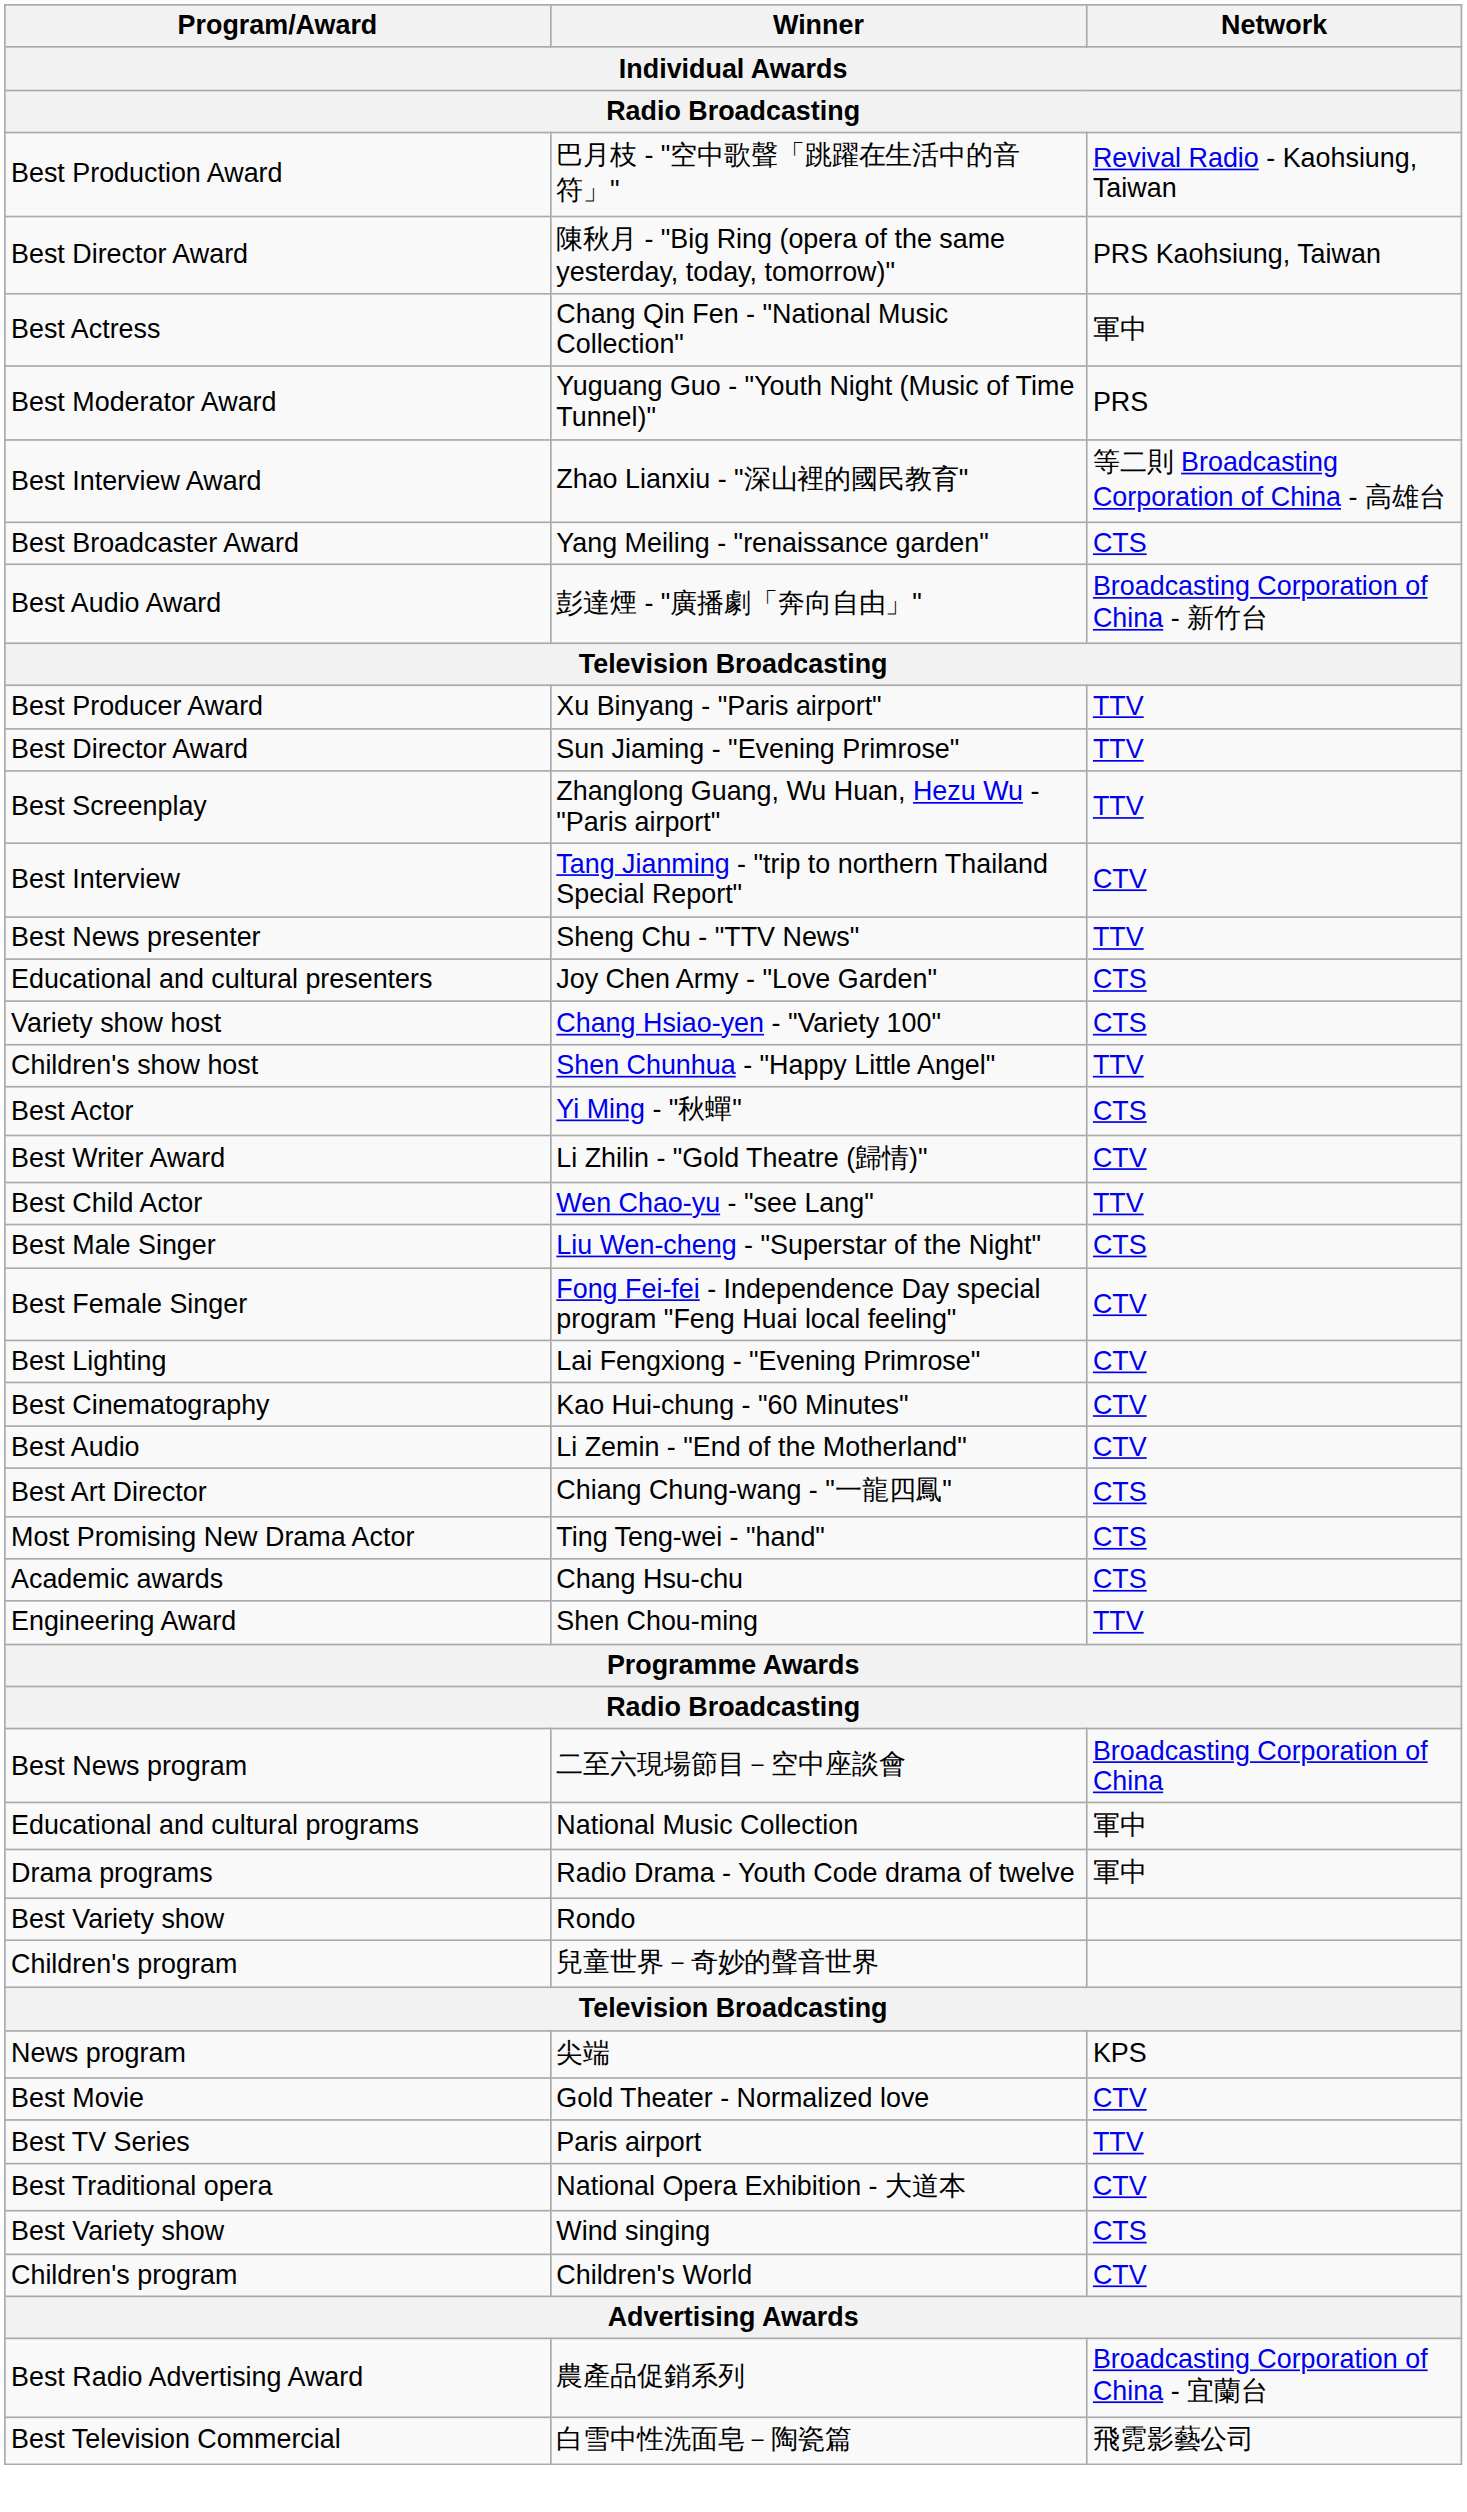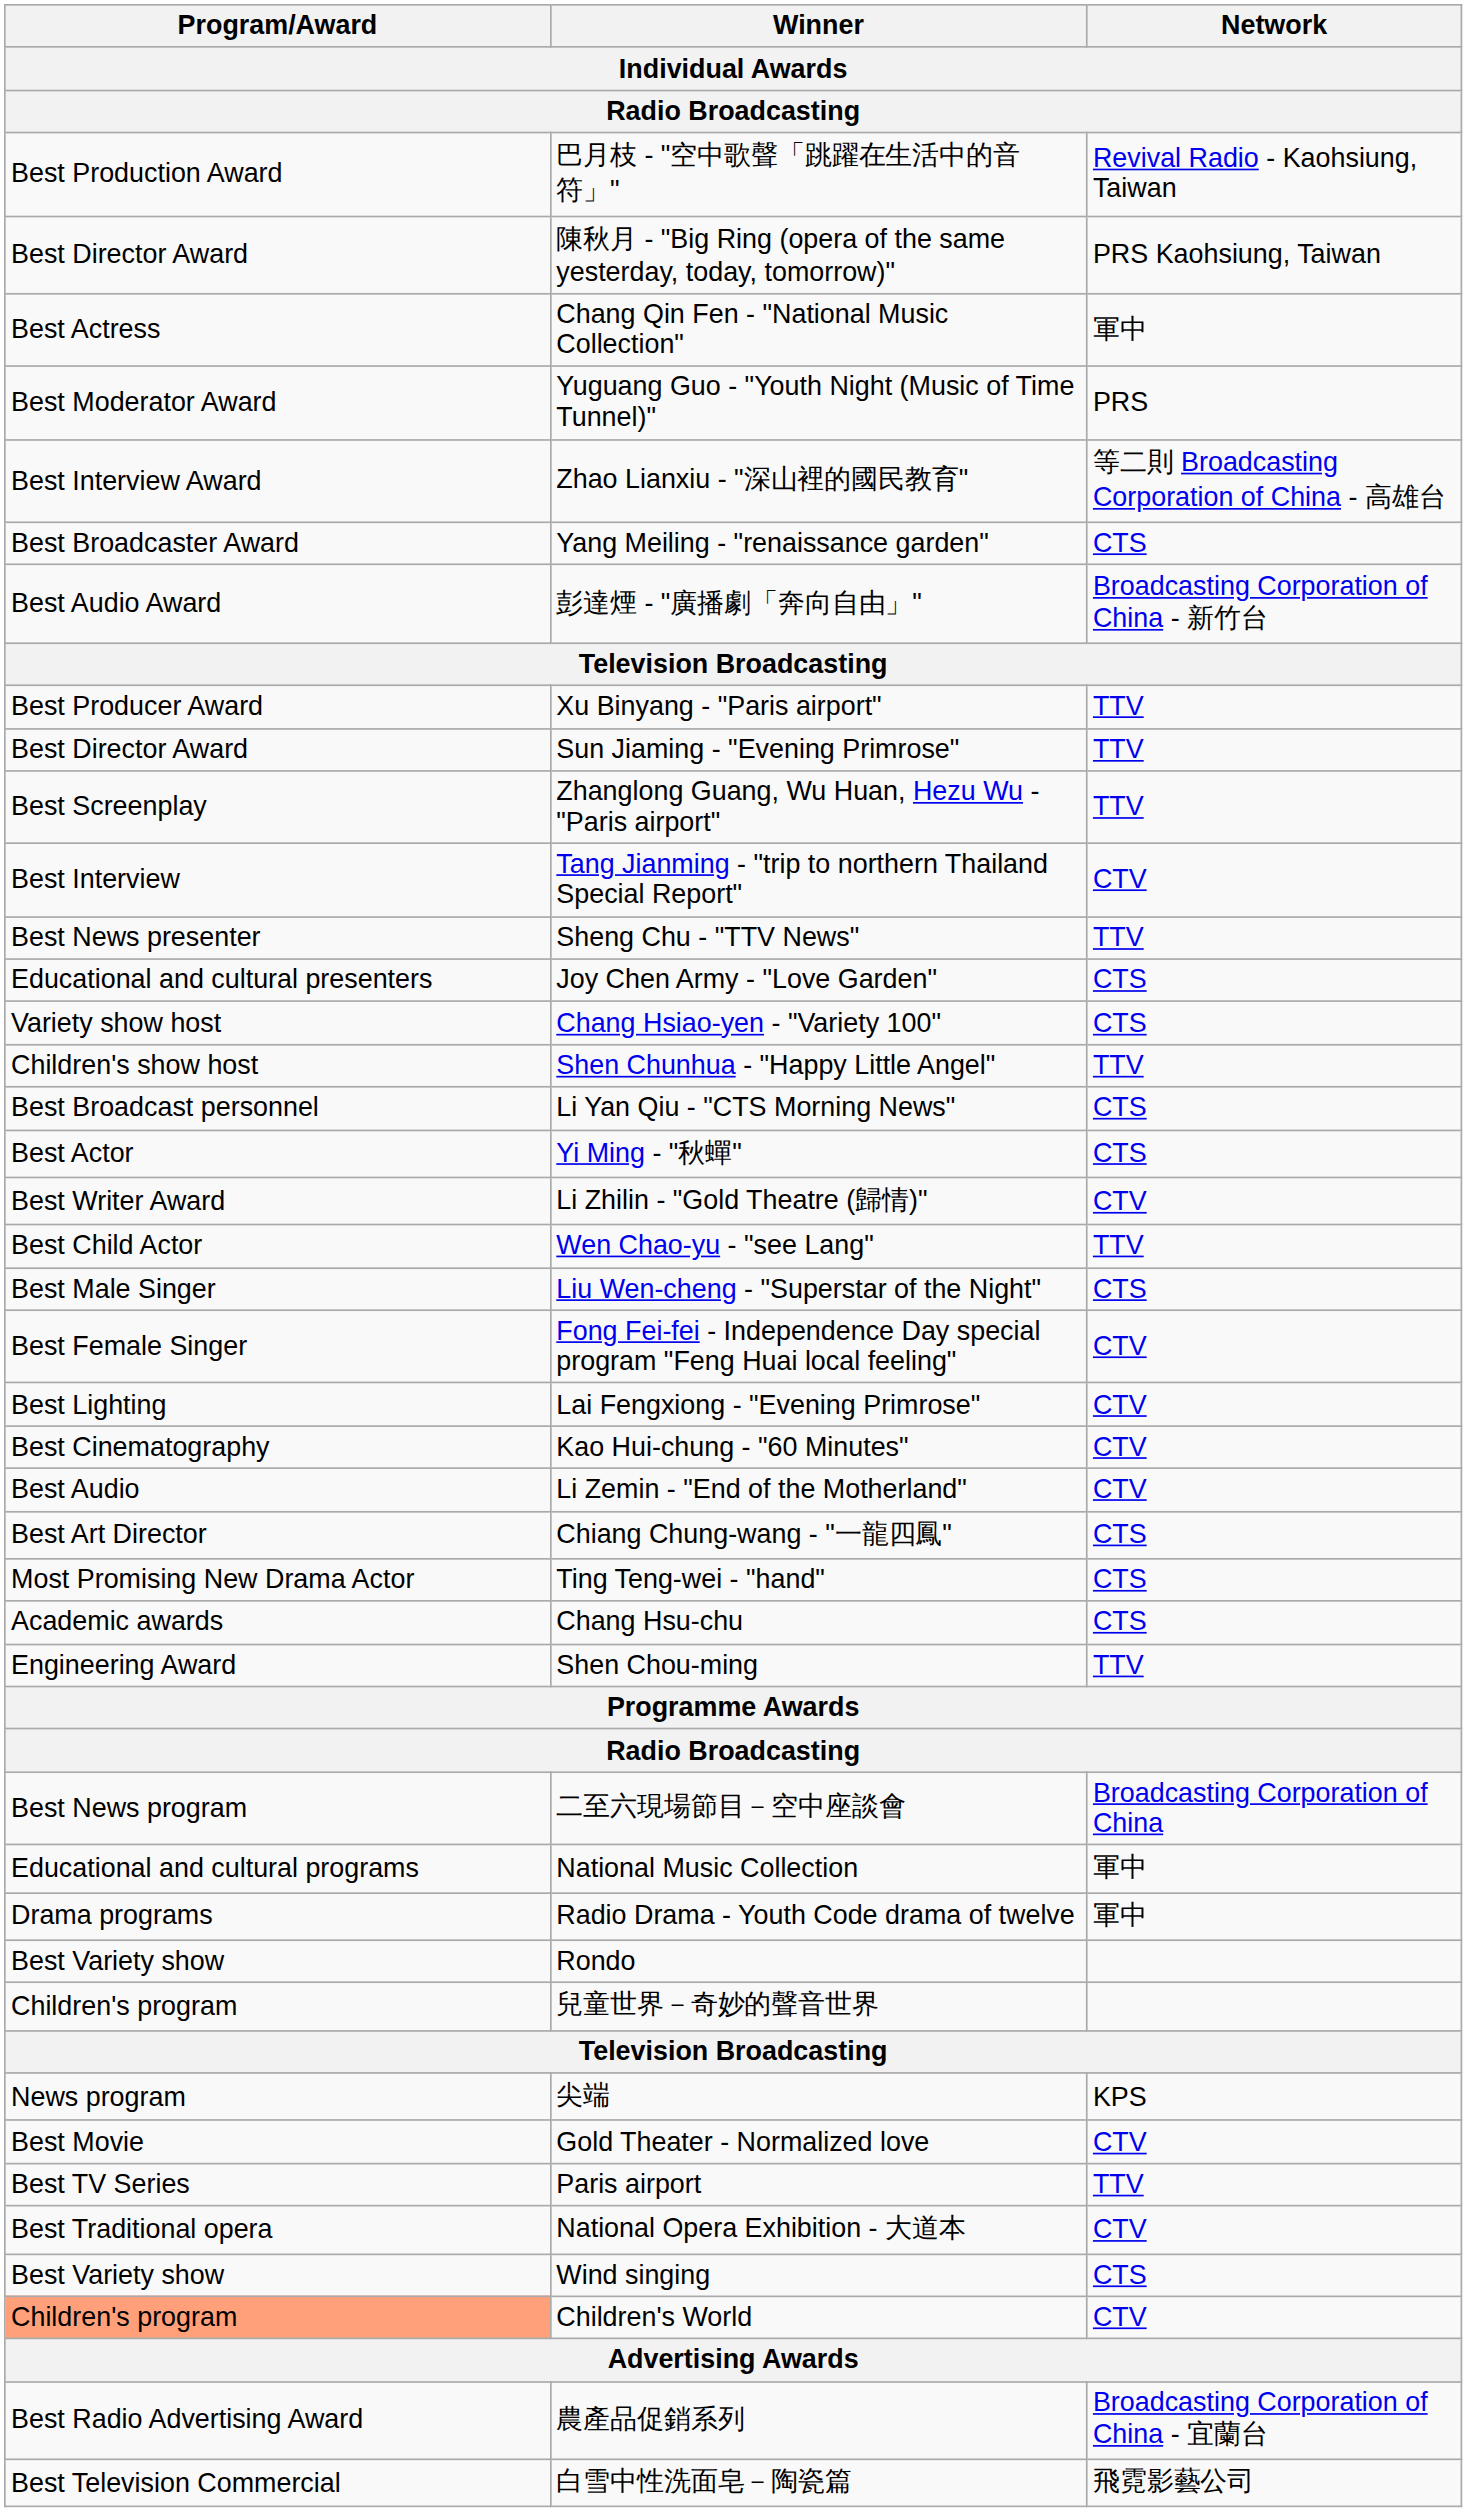+ row: (756, 1107)
(124, 2274) no background -> (124, 2317) lightsalmon background
